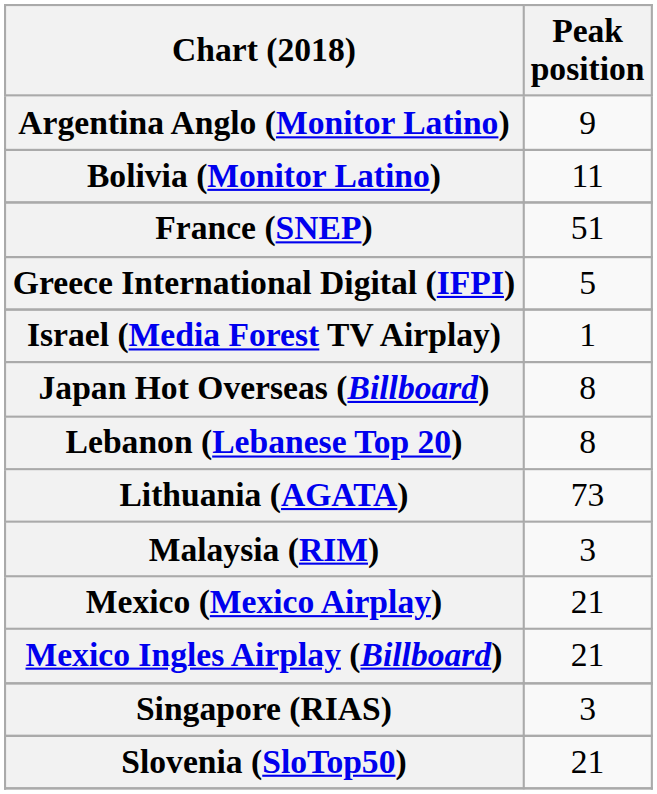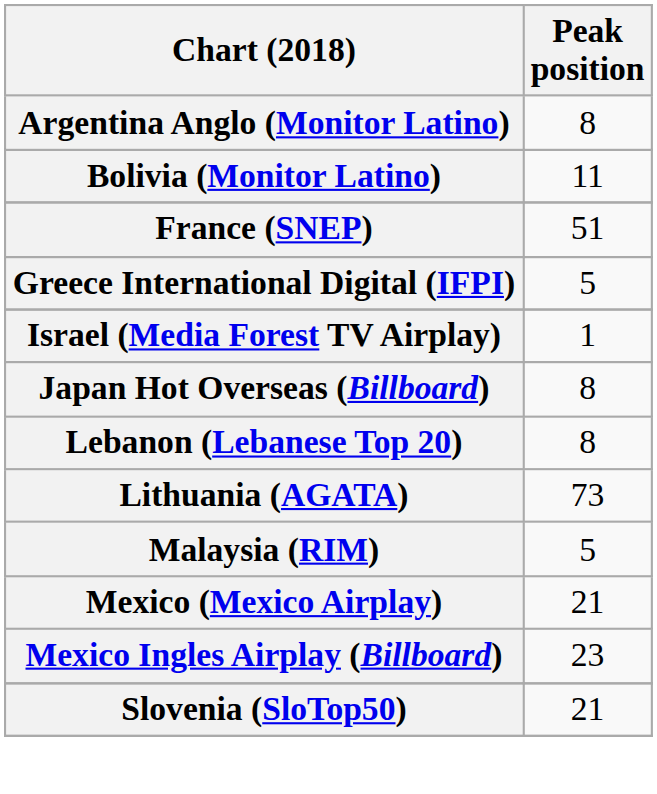(588, 122) 9 -> (588, 122) 8
(588, 548) 3 -> (588, 548) 5
(588, 655) 21 -> (588, 655) 23
- row: (264, 708)
